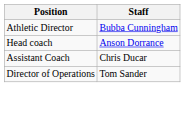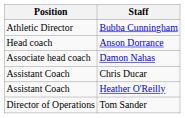+ row: (127, 58)
+ row: (132, 89)
